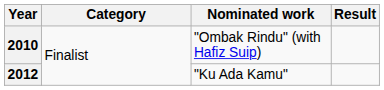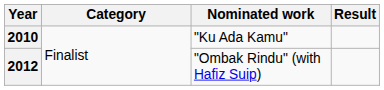(257, 44) "Ombak Rindu" (with Hafiz Suip) -> (241, 37) "Ku Ada Kamu"
(241, 74) "Ku Ada Kamu" -> (257, 66) "Ombak Rindu" (with Hafiz Suip)
